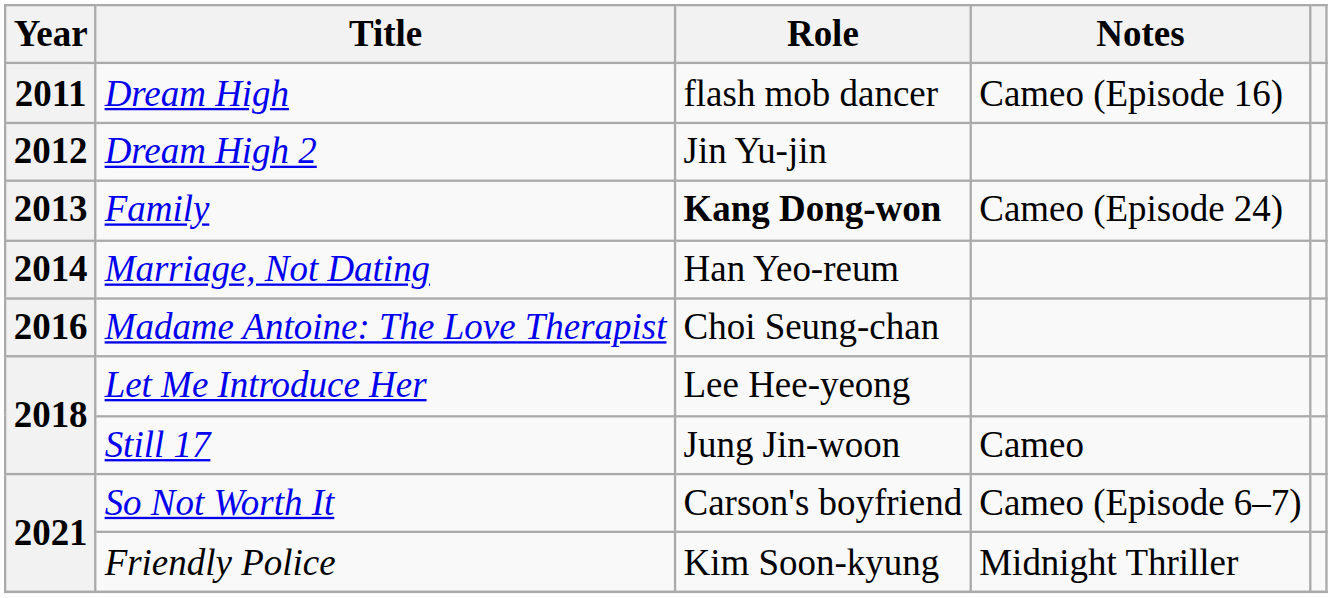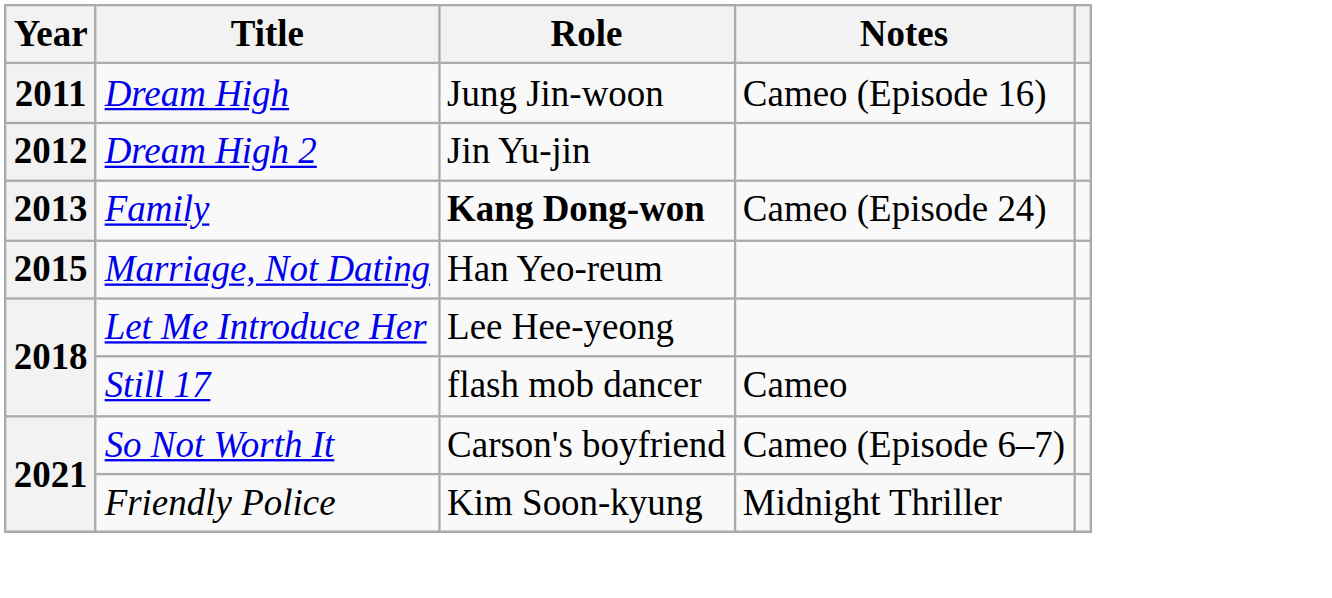(811, 92) flash mob dancer -> (555, 92) Jung Jin-woon
(51, 268) 2014 -> (51, 268) 2015
- row: (386, 326)
(792, 444) Jung Jin-woon -> (574, 385) flash mob dancer
